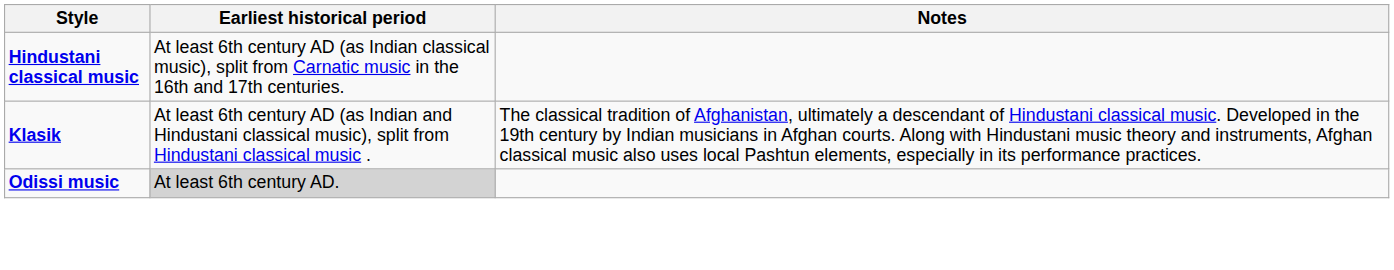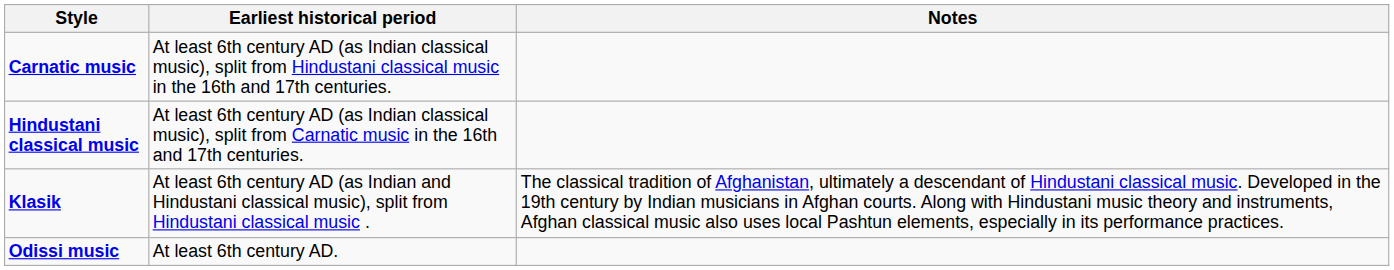+ row: (72, 66)
(247, 183) lightgrey background -> (245, 251) no background
